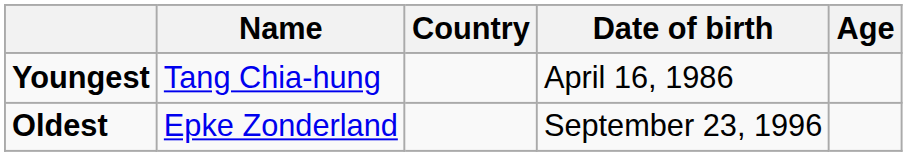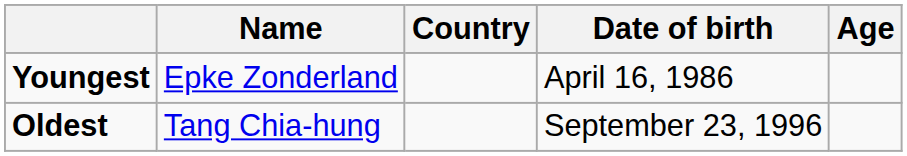(272, 77) Tang Chia-hung -> (281, 77) Epke Zonderland
(281, 126) Epke Zonderland -> (272, 126) Tang Chia-hung
